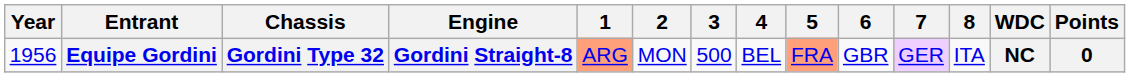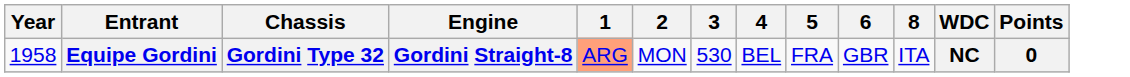- column: (921, 22)
(33, 55) 1956 -> (33, 55) 1958
(714, 55) 500 -> (714, 55) 530
(812, 55) lightsalmon background -> (812, 55) no background
